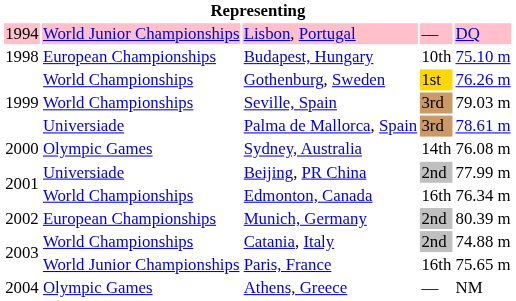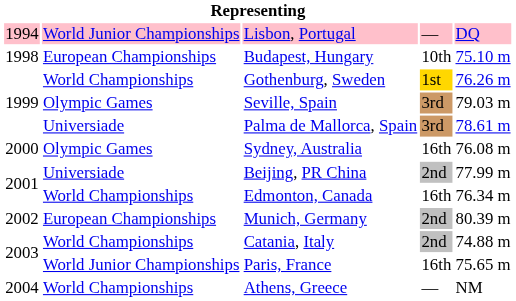(118, 102) World Championships -> (98, 102) Olympic Games
(436, 149) 14th -> (436, 149) 16th
(98, 287) Olympic Games -> (118, 287) World Championships
